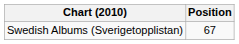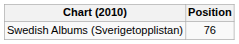(210, 30) 67 -> (210, 30) 76
